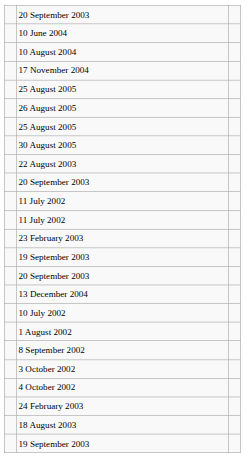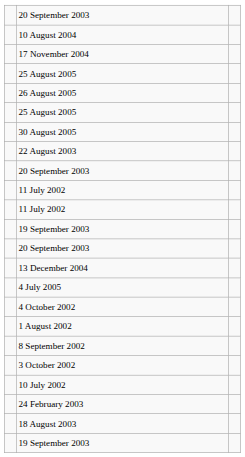- row: (10, 33)
- row: (10, 238)
+ row: (10, 287)
rows swapped: (10, 313) <-> (10, 388)
